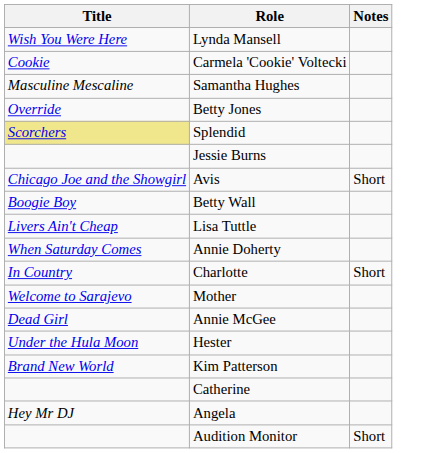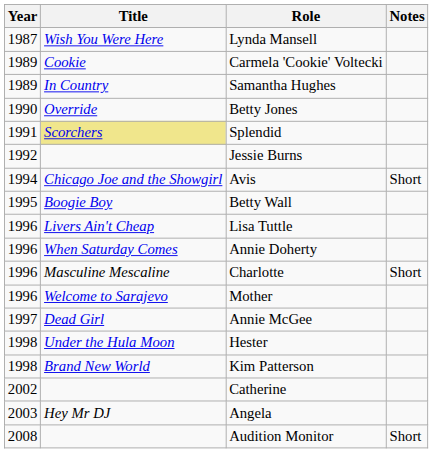+ column: (23, 16)
(71, 86) Masculine Mescaline -> (76, 86) In Country
(40, 272) In Country -> (107, 272) Masculine Mescaline
